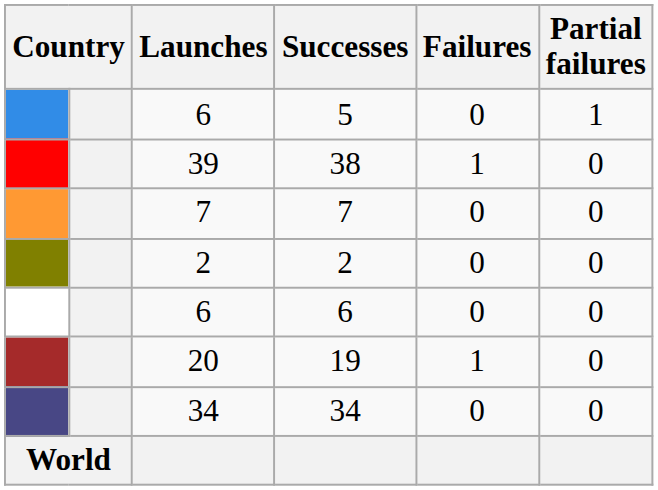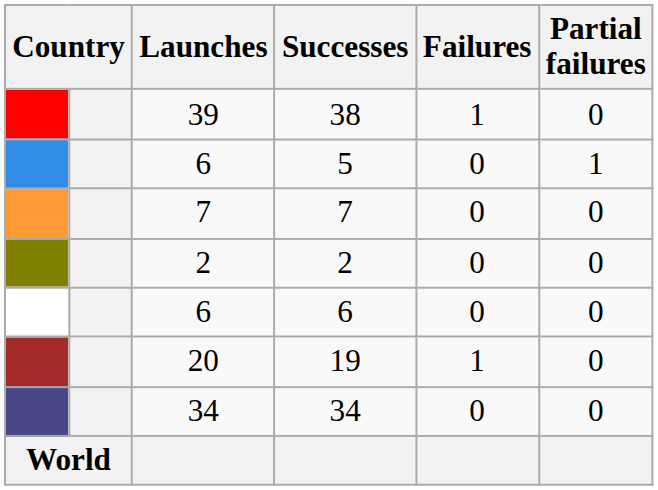rows swapped: (345, 163) <-> (345, 113)
